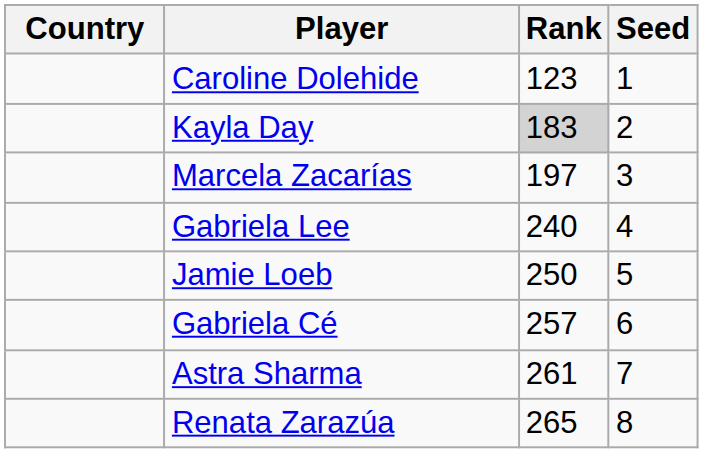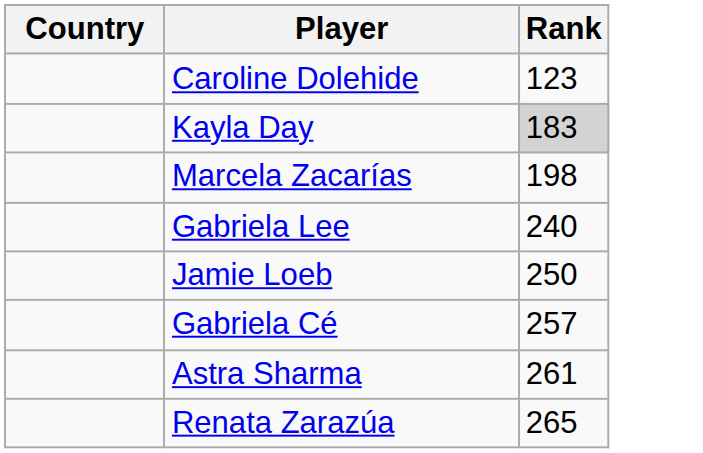- column: (653, 29)
(552, 176) 197 -> (552, 176) 198
